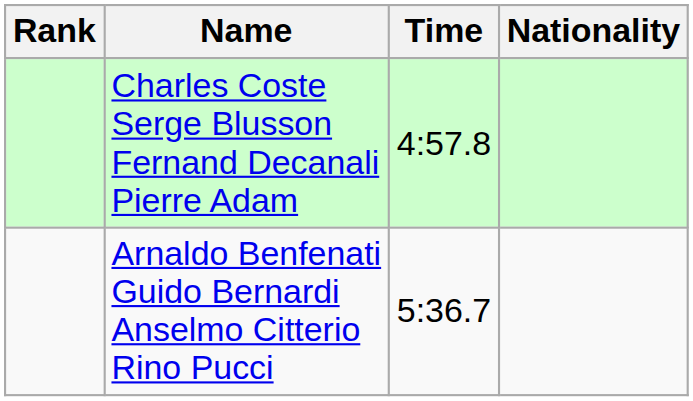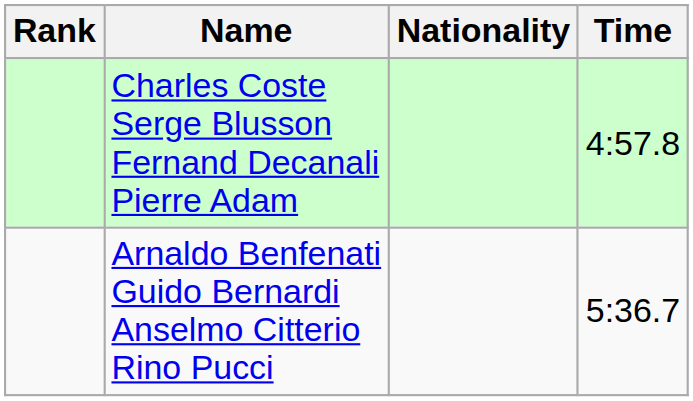columns swapped: (593, 31) <-> (444, 31)
